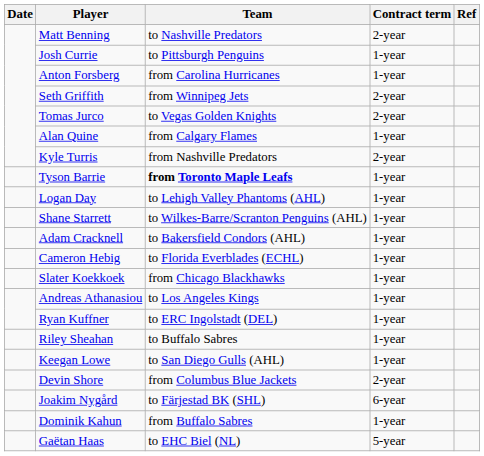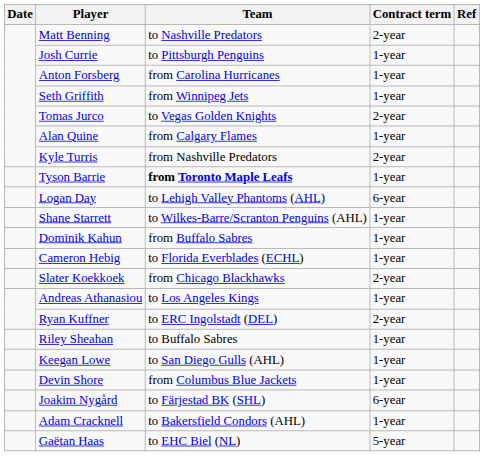(389, 95) 2-year -> (389, 95) 1-year
(389, 197) 1-year -> (389, 197) 6-year
rows swapped: (80, 420) <-> (81, 237)
(389, 278) 1-year -> (389, 278) 2-year
(389, 319) 1-year -> (389, 319) 2-year
(389, 380) 2-year -> (389, 380) 1-year
